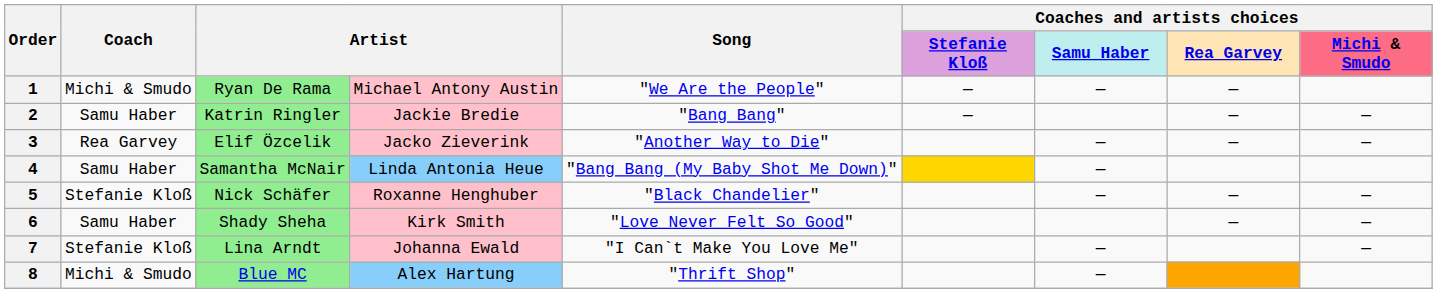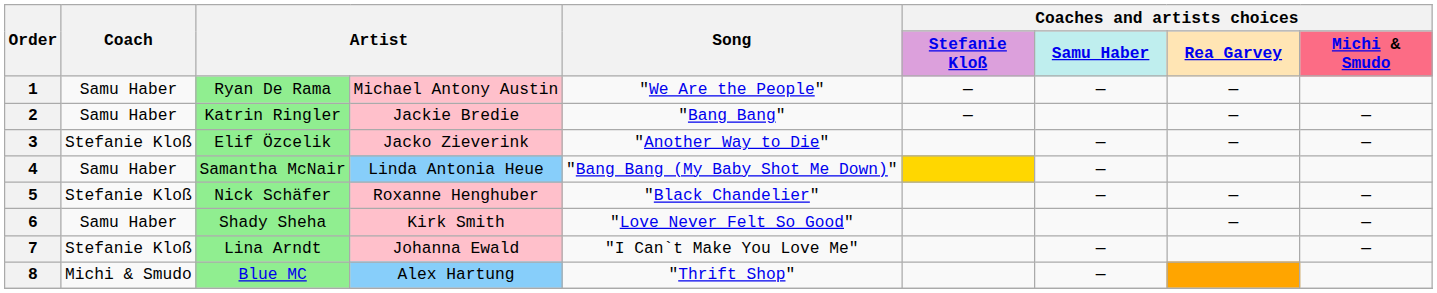(128, 90) Michi & Smudo -> (128, 90) Samu Haber
(128, 143) Rea Garvey -> (128, 143) Stefanie Kloß
